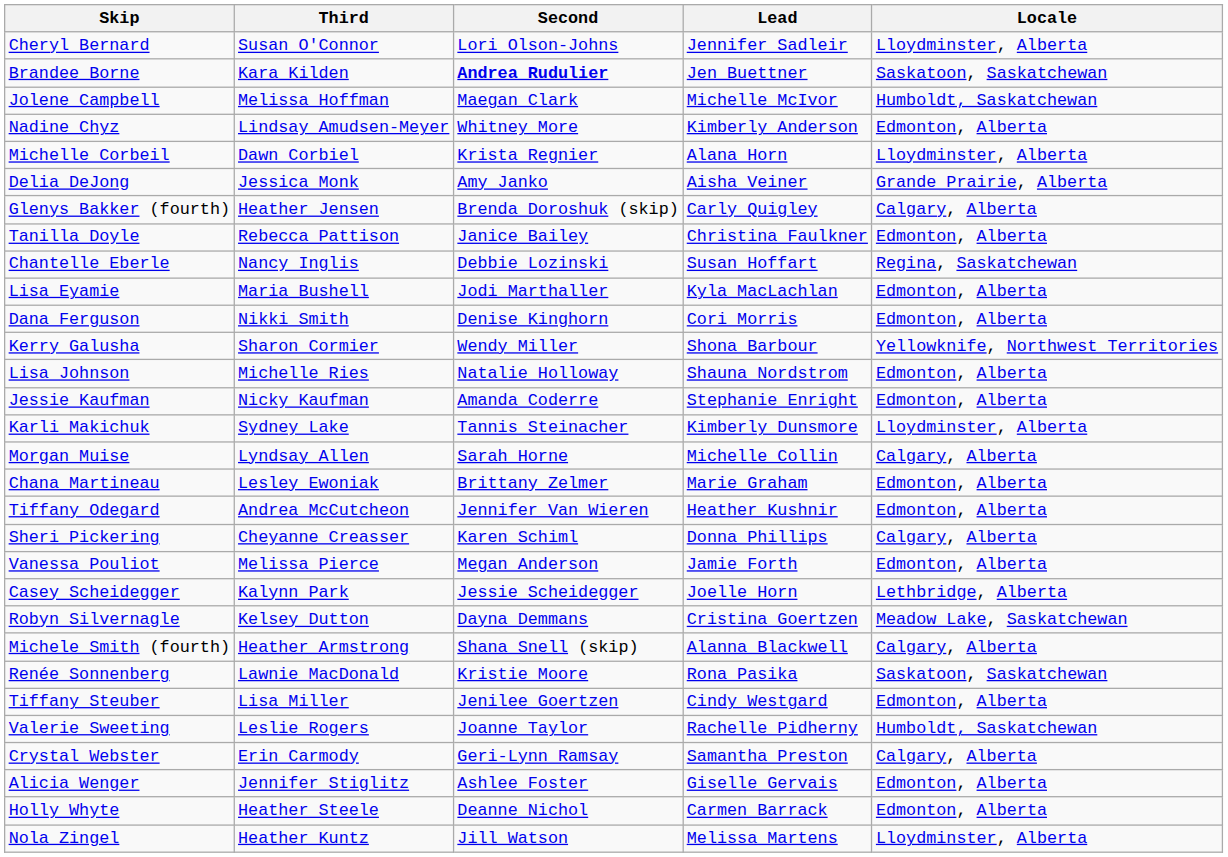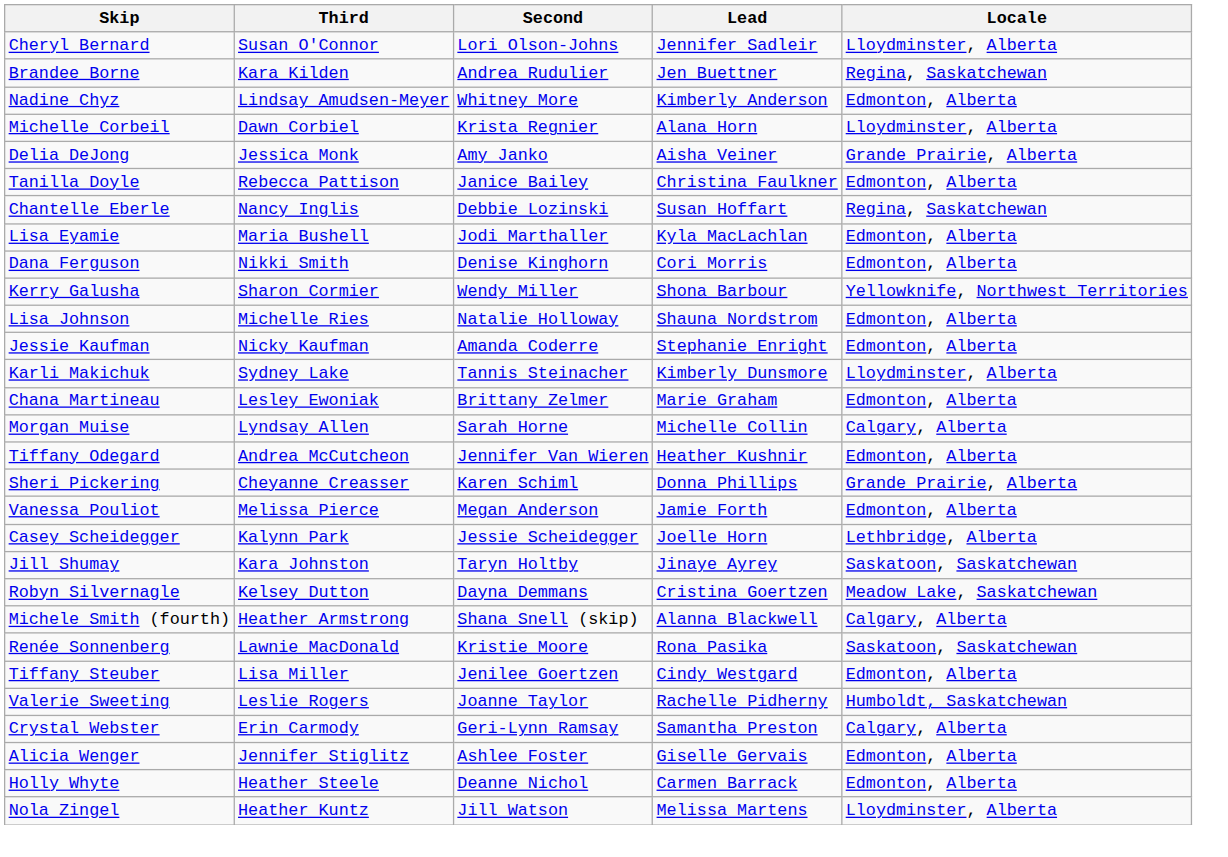(533, 73) bold -> (533, 73) normal
(992, 73) Saskatoon, Saskatchewan -> (946, 73) Regina, Saskatchewan
- row: (84, 100)
- row: (119, 210)
rows swapped: (84, 483) <-> (69, 456)
(956, 538) Calgary, Alberta -> (961, 483) Grande Prairie, Alberta
+ row: (64, 565)
